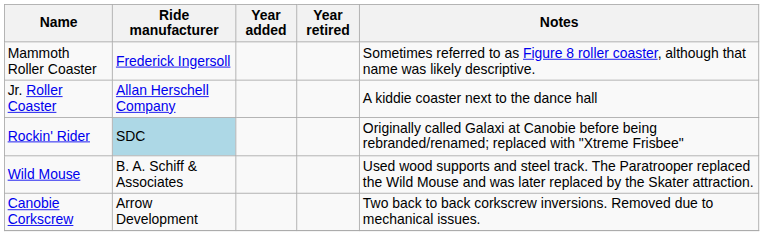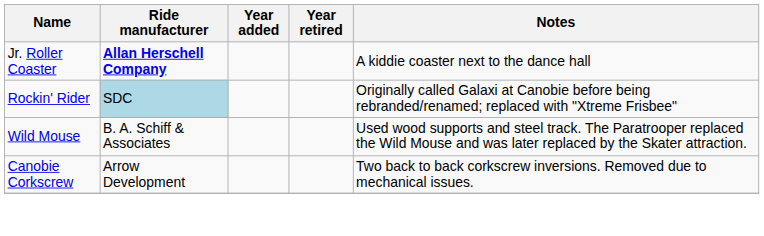- row: (52, 61)
(162, 98) normal -> (153, 61) bold
